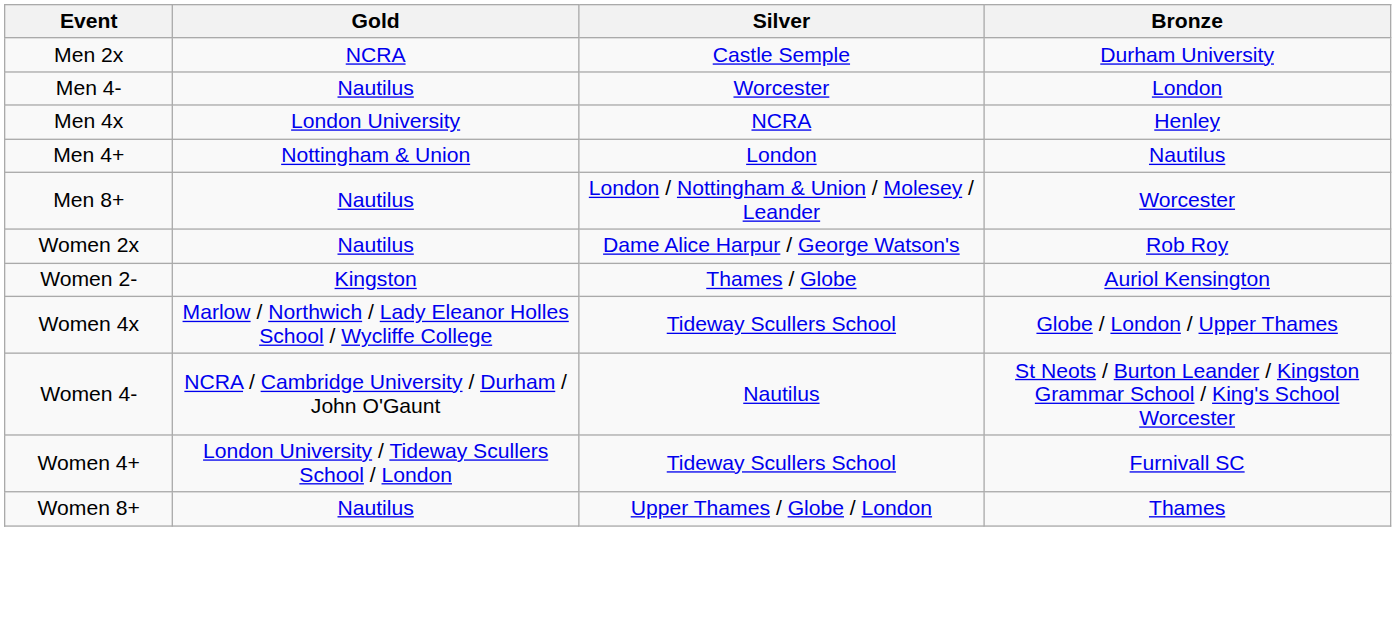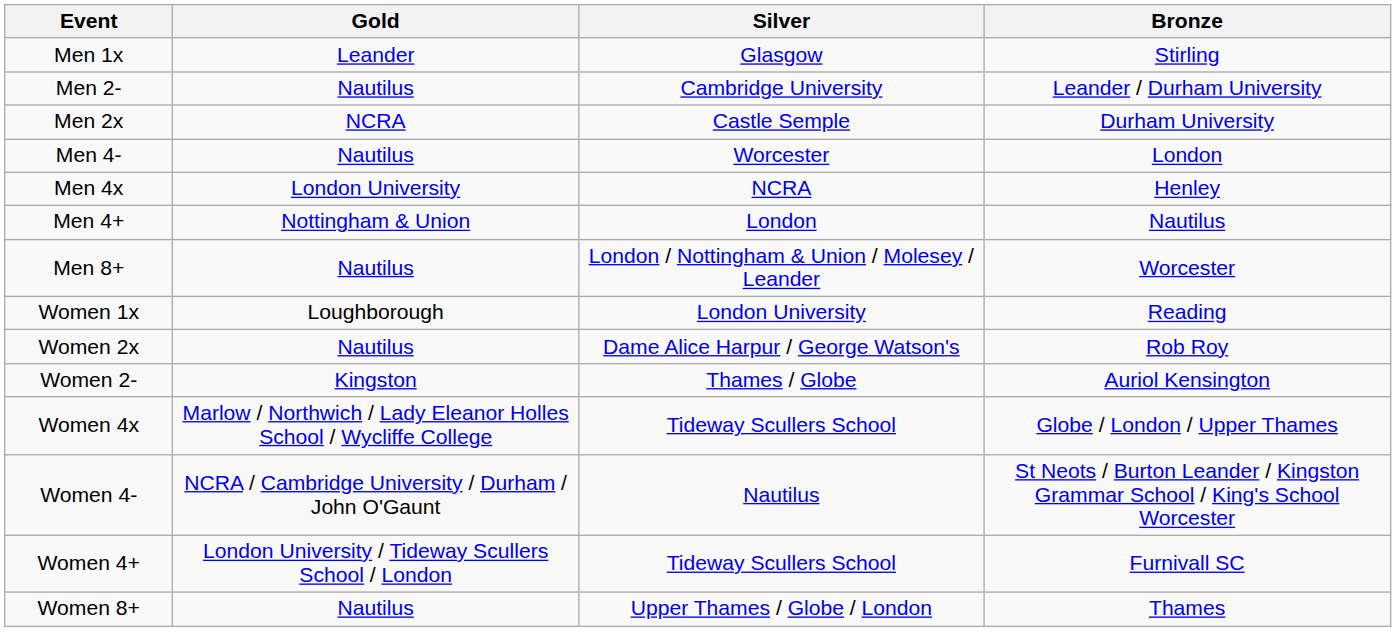+ row: (89, 54)
+ row: (89, 88)
+ row: (89, 312)
